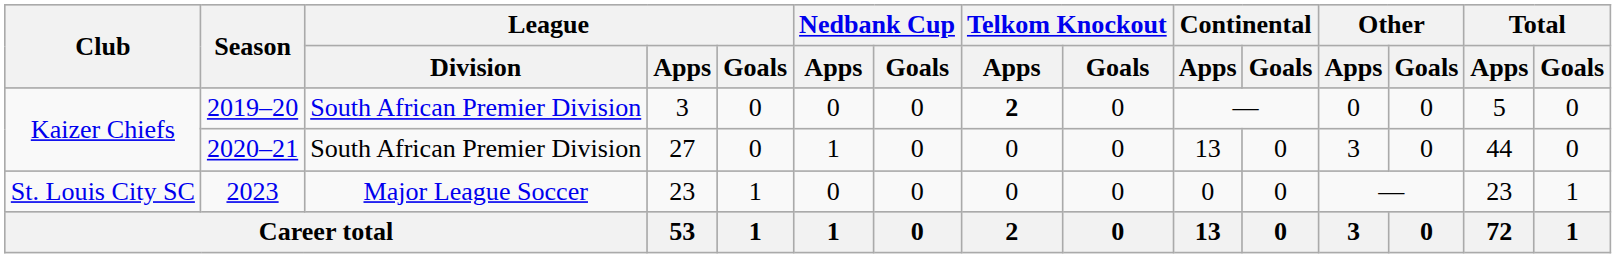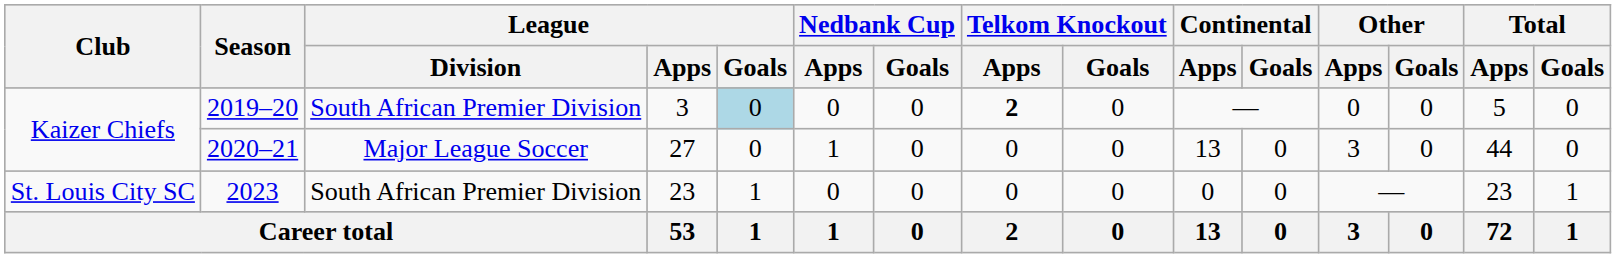(755, 107) no background -> (755, 107) lightblue background
(476, 149) South African Premier Division -> (476, 149) Major League Soccer
(476, 190) Major League Soccer -> (476, 190) South African Premier Division
